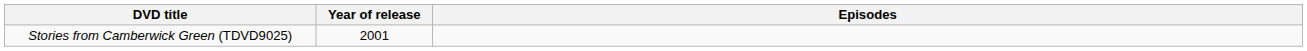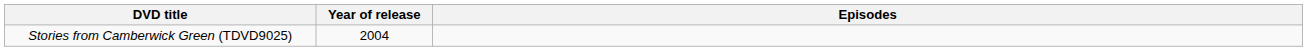(374, 35) 2001 -> (374, 35) 2004
